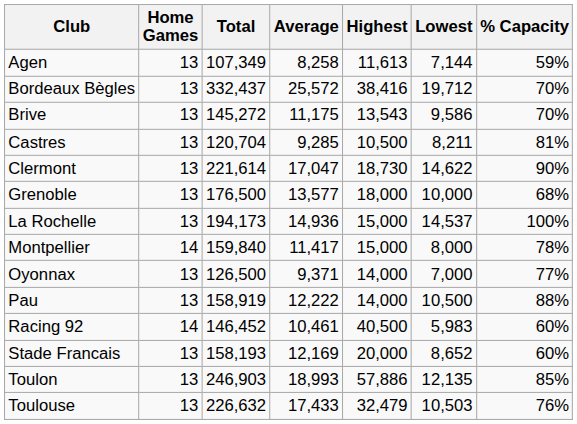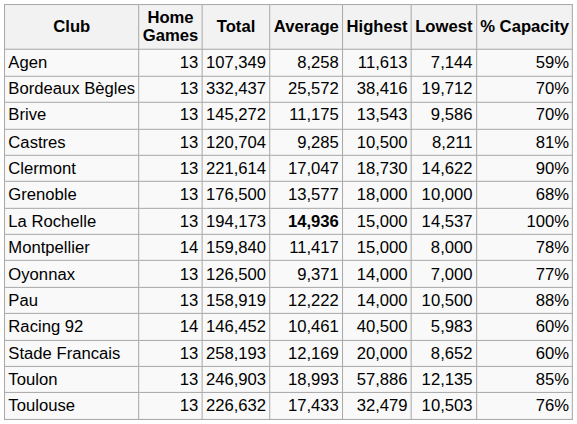(313, 221) normal -> (313, 221) bold
(236, 353) 158,193 -> (236, 353) 258,193
